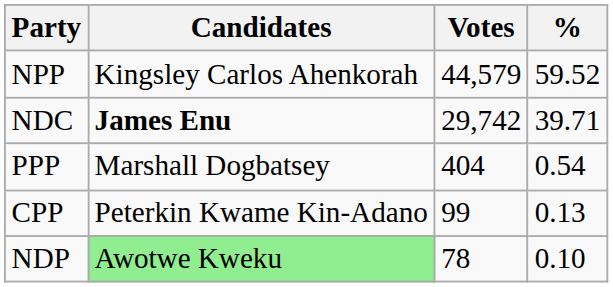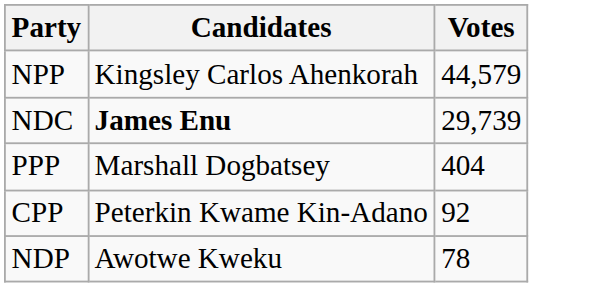- column: (567, 27)
(481, 119) 29,742 -> (481, 119) 29,739
(456, 212) 99 -> (456, 212) 92
(188, 258) lightgreen background -> (188, 258) no background
